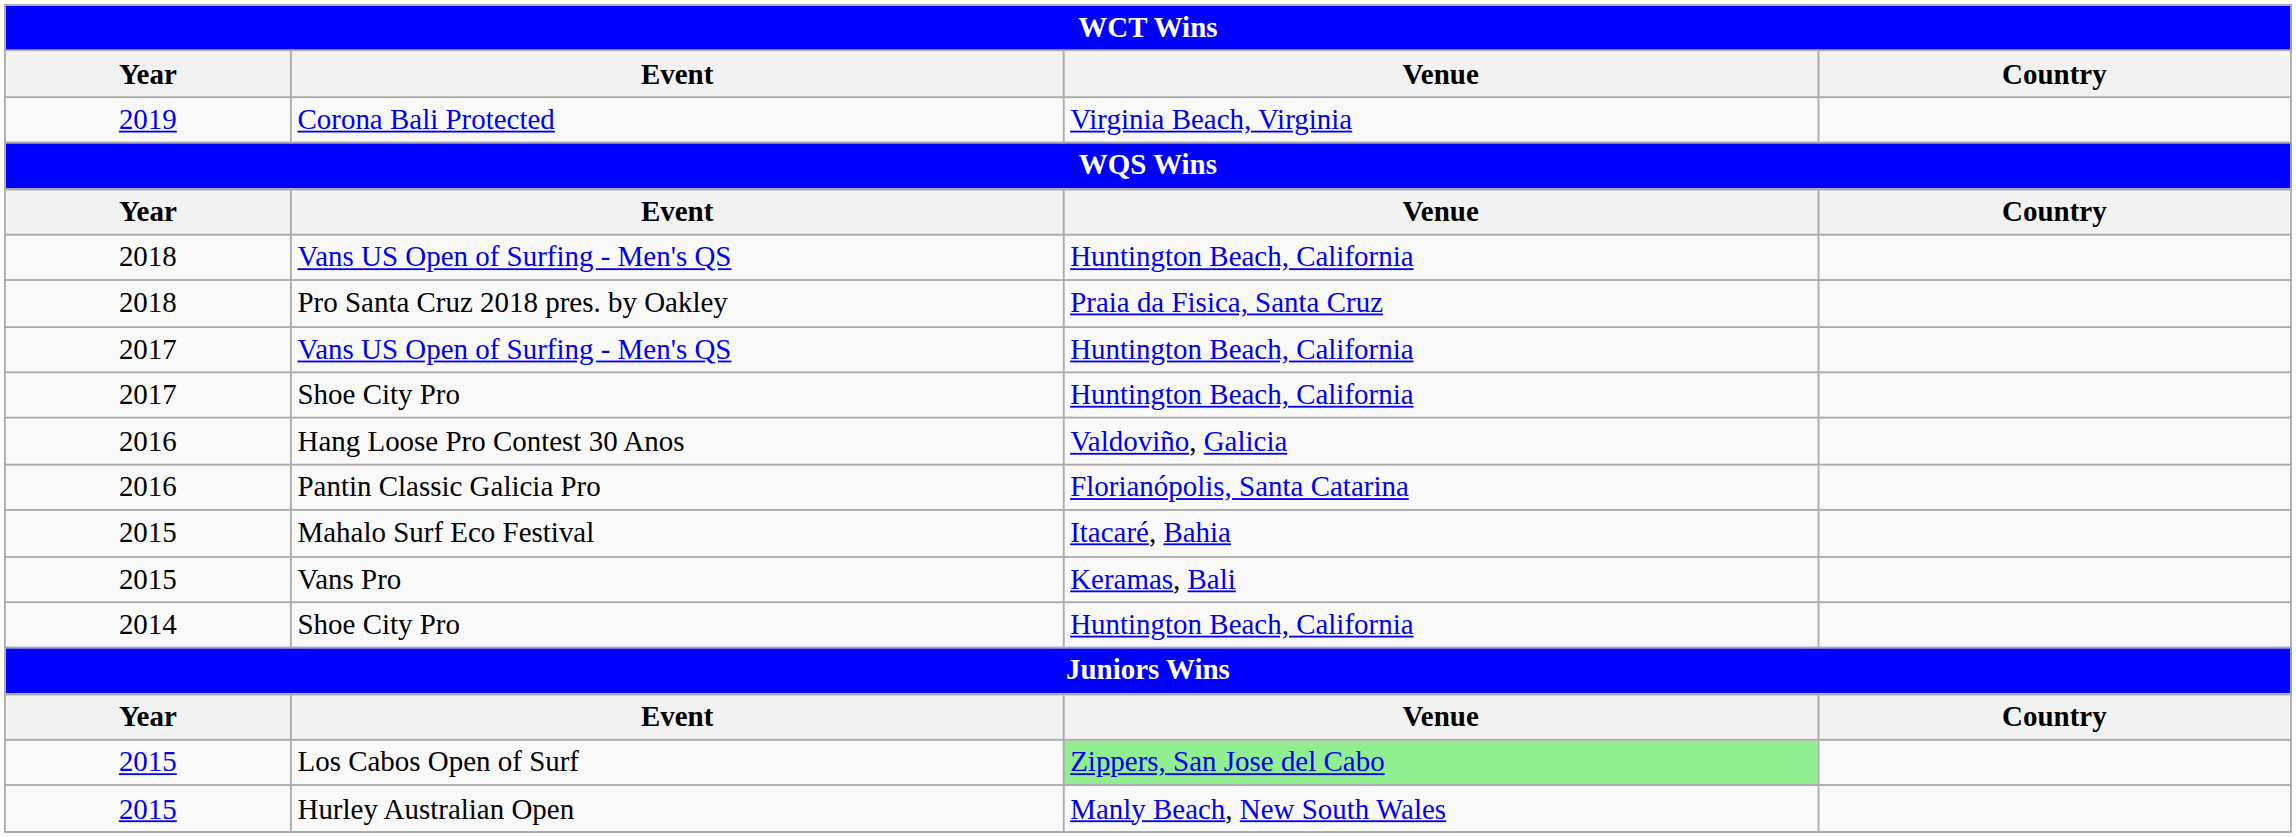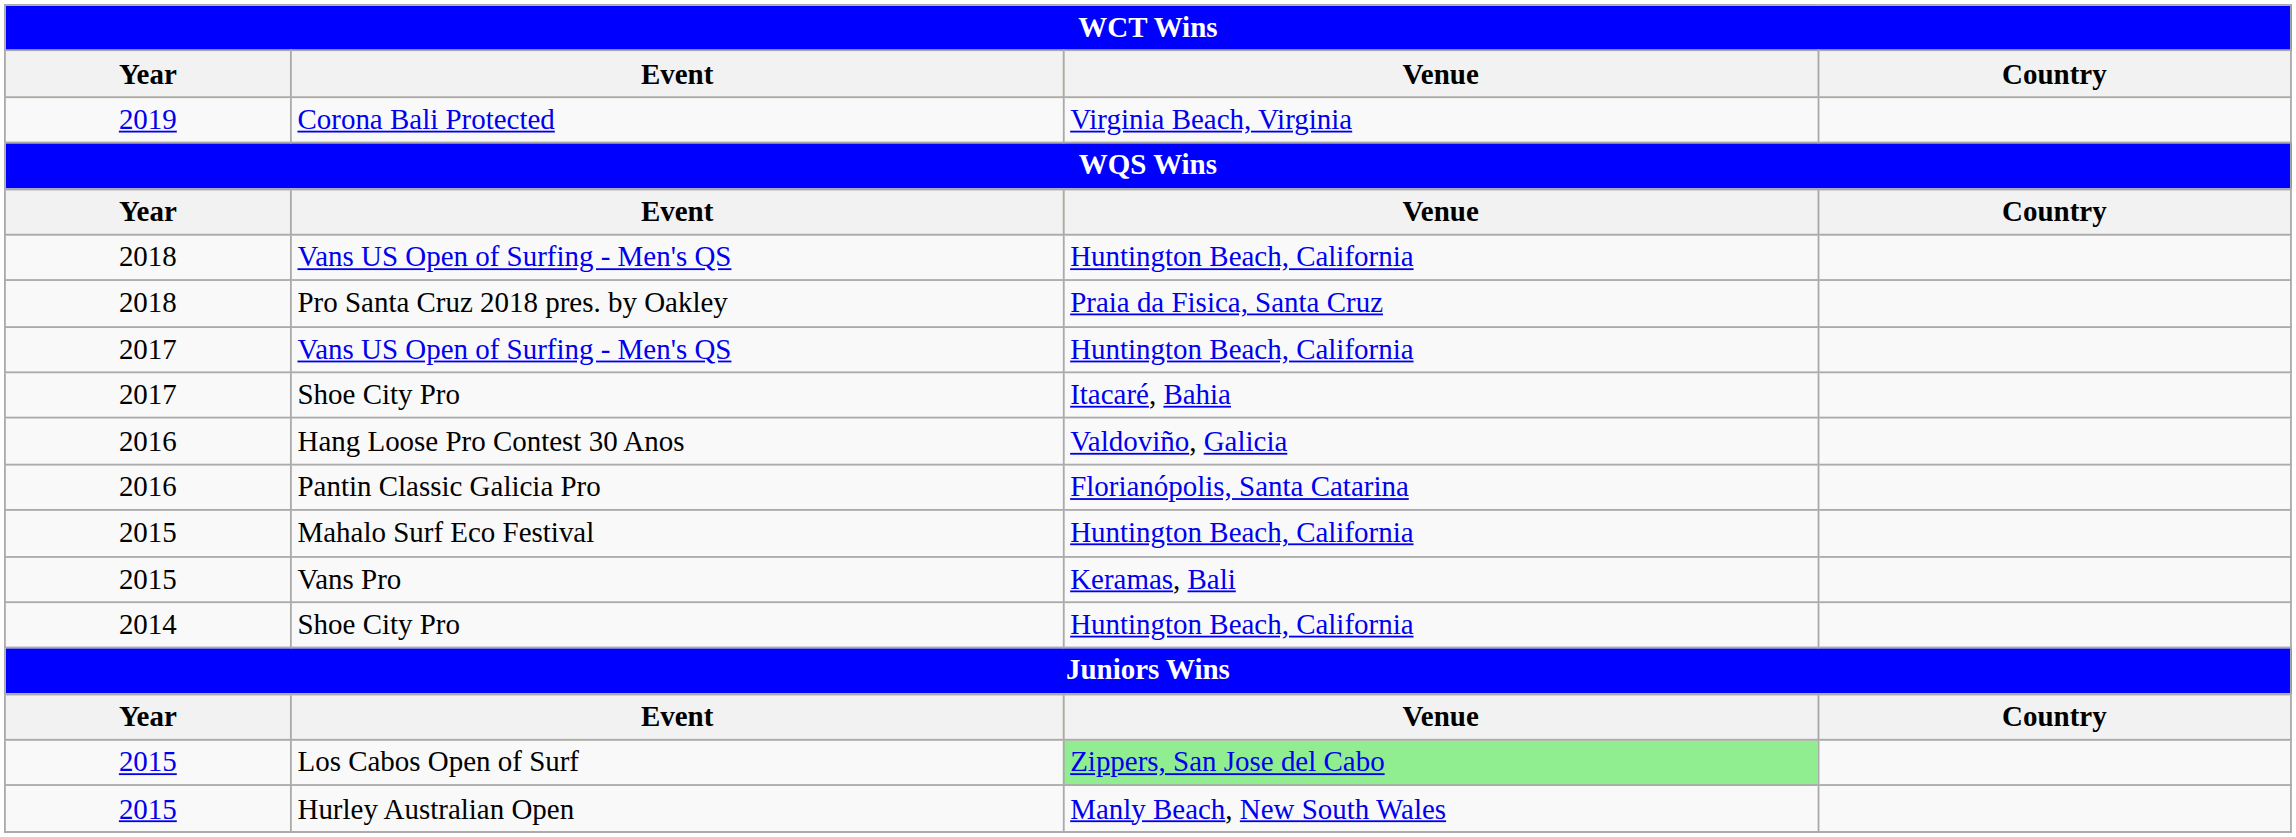(1242, 394) Huntington Beach, California -> (1151, 394) Itacaré, Bahia
(1151, 532) Itacaré, Bahia -> (1242, 532) Huntington Beach, California
